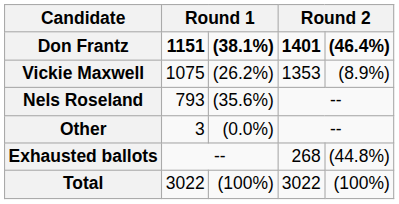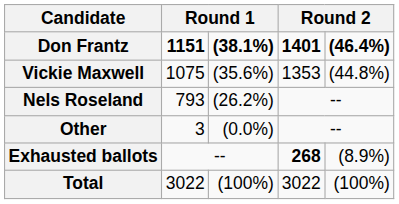(243, 73) (26.2%) -> (243, 73) (35.6%)
(364, 73) (8.9%) -> (359, 73) (44.8%)
(243, 101) (35.6%) -> (243, 101) (26.2%)
(306, 156) normal -> (306, 156) bold
(359, 156) (44.8%) -> (364, 156) (8.9%)
